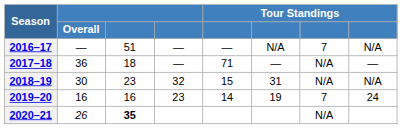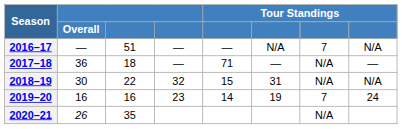(130, 81) 23 -> (130, 81) 22
(130, 115) bold -> (130, 115) normal
